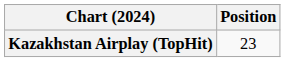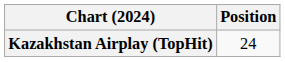(248, 43) 23 -> (248, 43) 24
